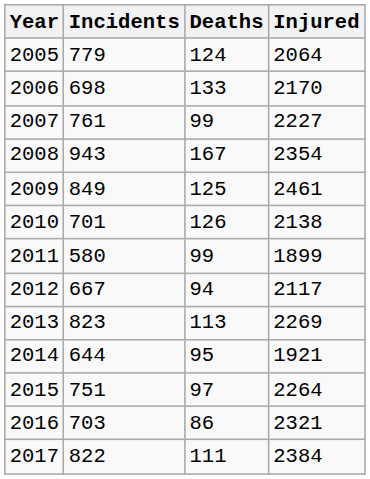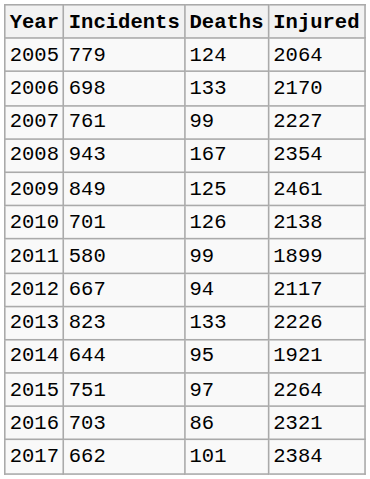(208, 323) 113 -> (208, 323) 133
(298, 323) 2269 -> (298, 323) 2226
(87, 457) 822 -> (87, 457) 662
(208, 457) 111 -> (208, 457) 101
